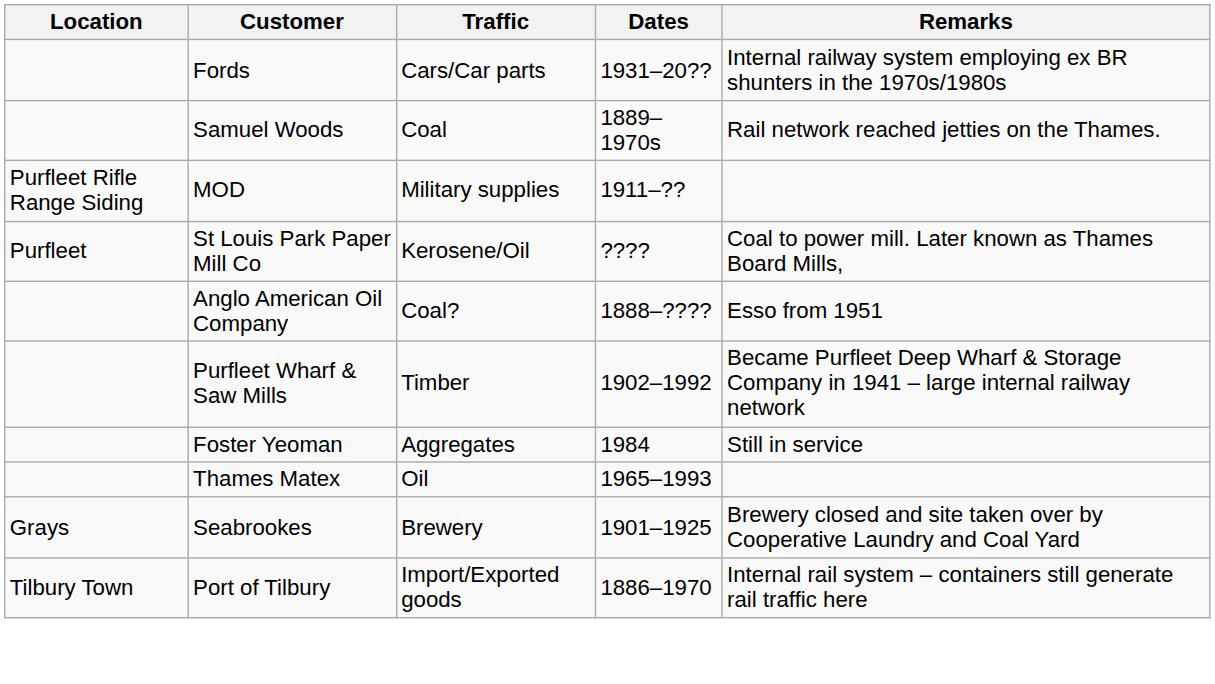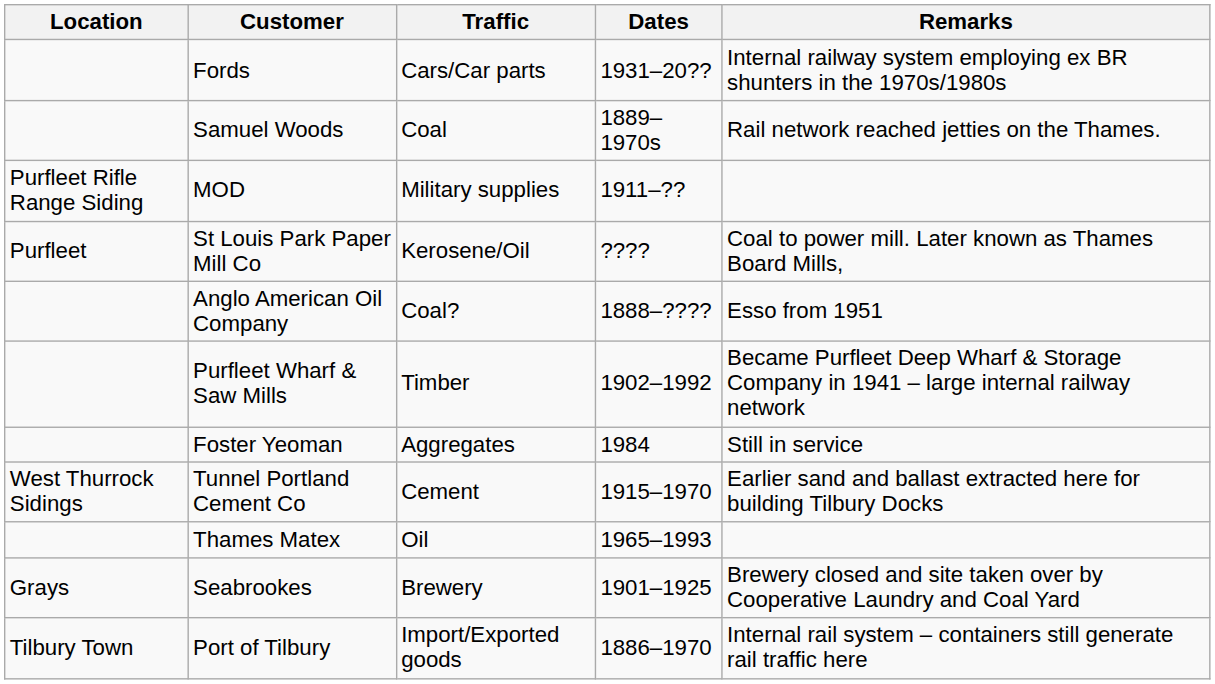+ row: (271, 491)
